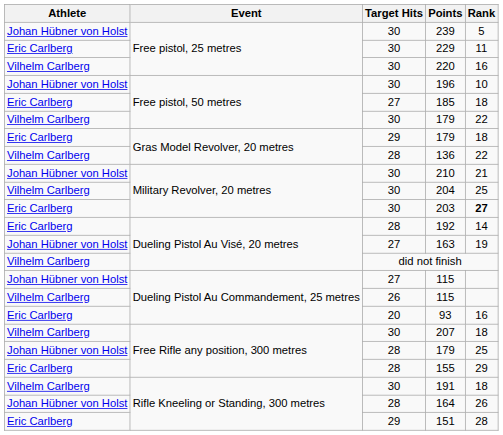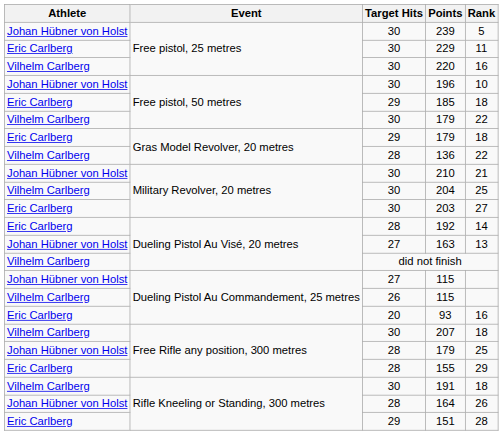(394, 102) 27 -> (394, 102) 29
(481, 209) bold -> (481, 209) normal
(481, 244) 19 -> (481, 244) 13
